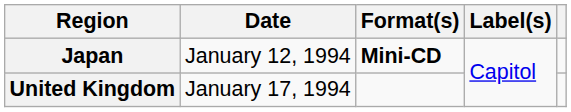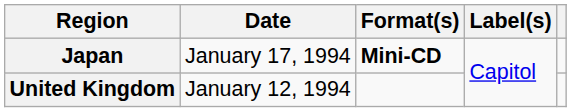(268, 55) January 12, 1994 -> (268, 55) January 17, 1994
(268, 89) January 17, 1994 -> (268, 89) January 12, 1994
